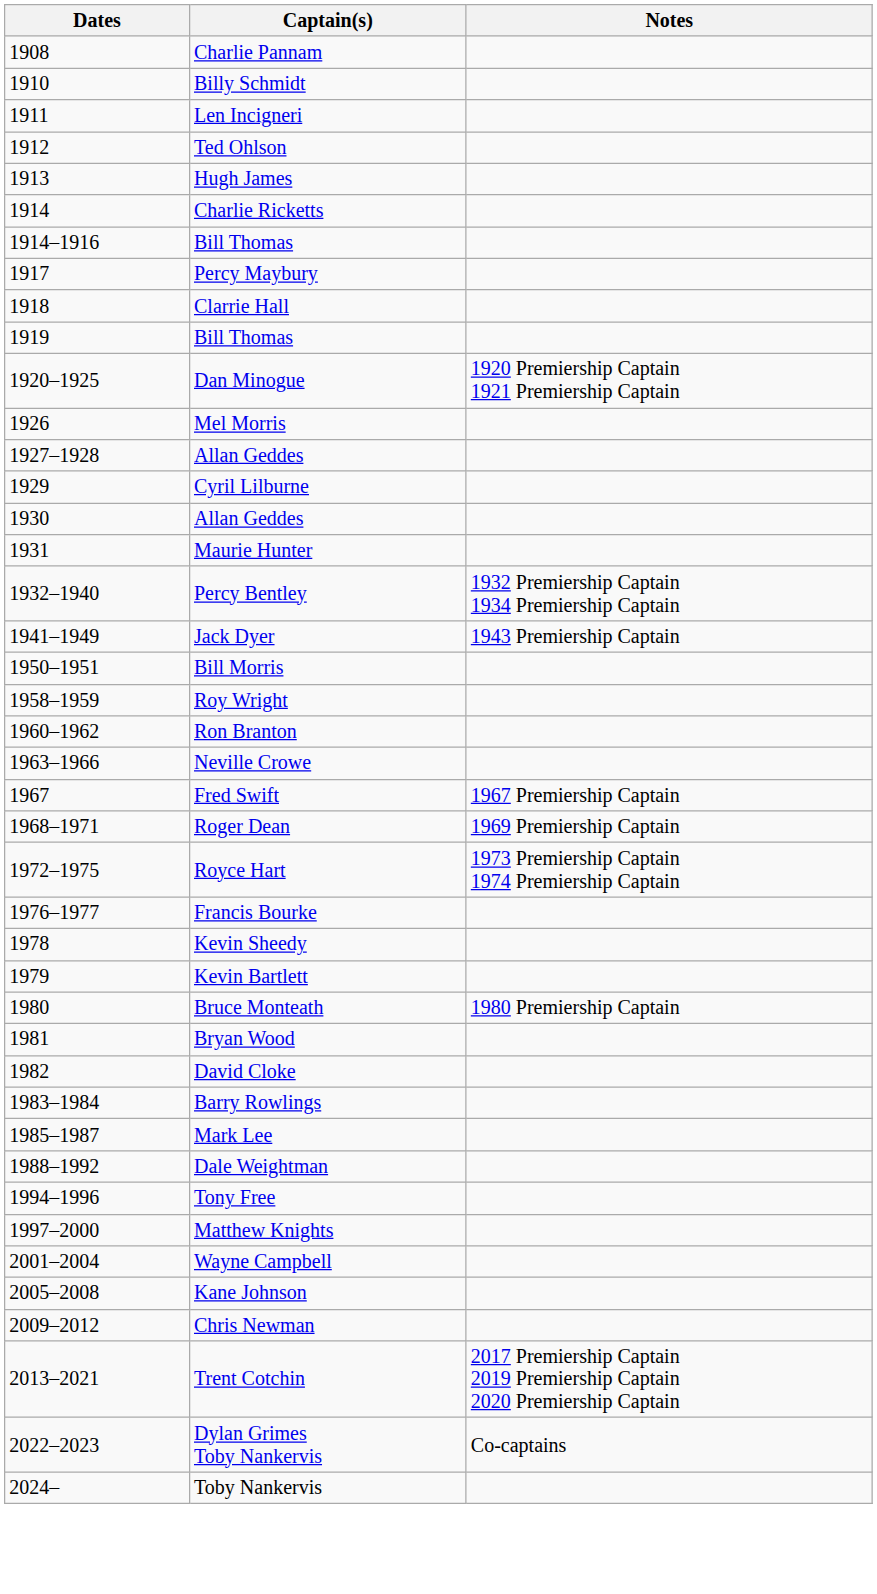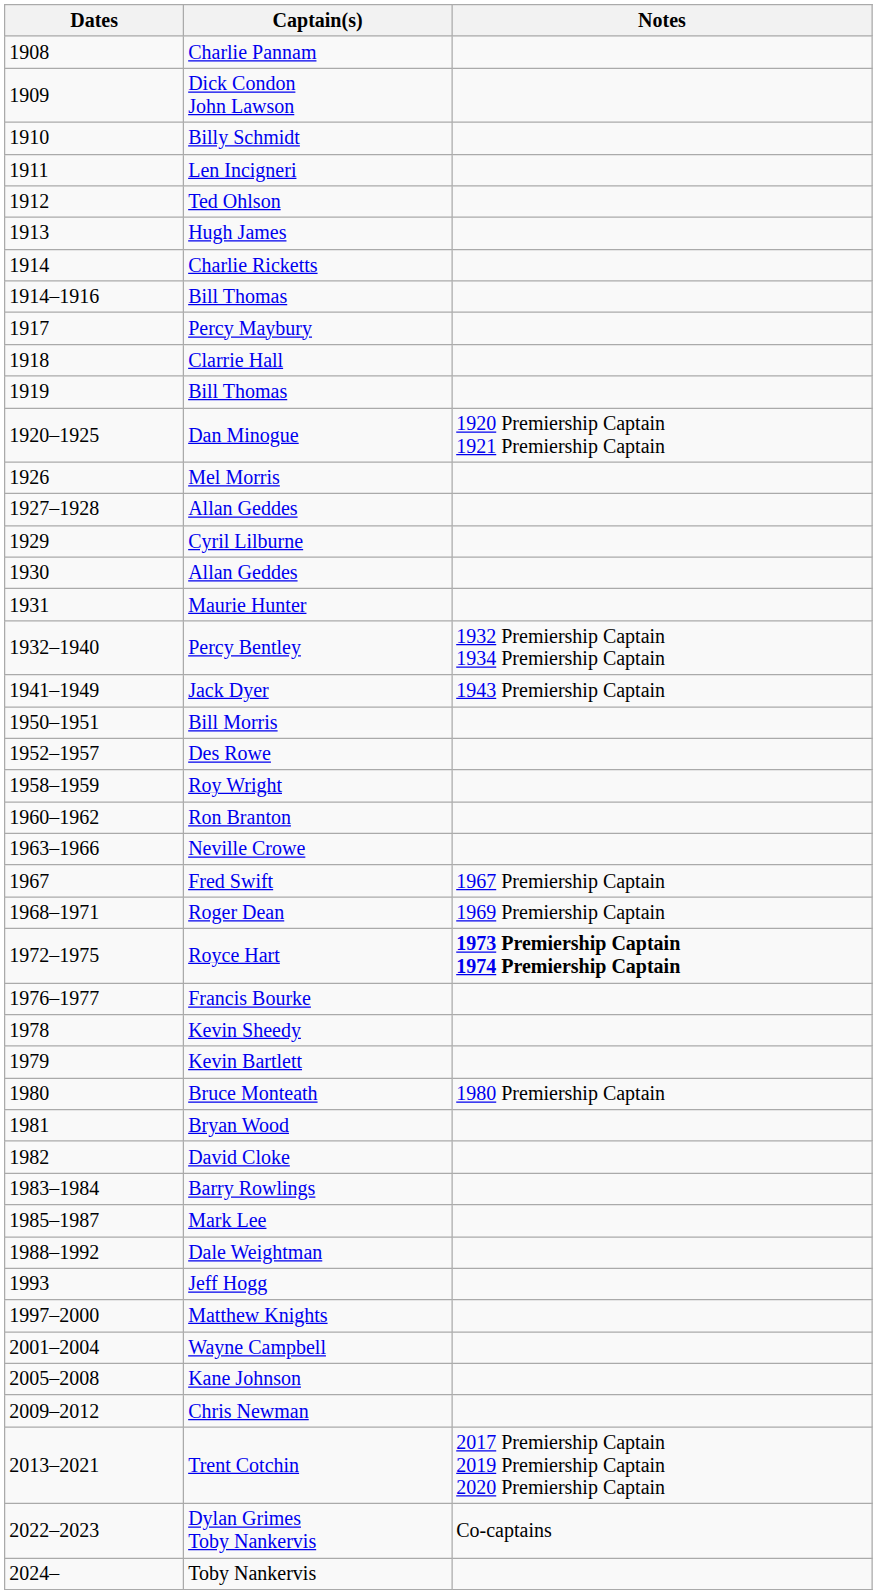+ row: (29, 95)
+ row: (54, 753)
(575, 869) normal -> (568, 955) bold
+ row: (29, 1283)
- row: (54, 1198)
